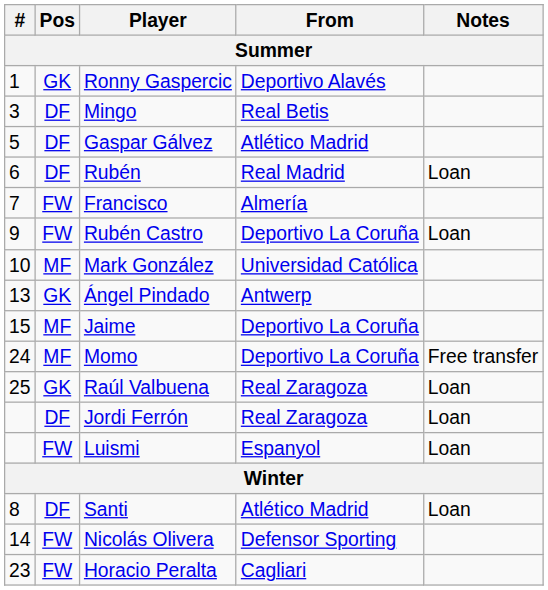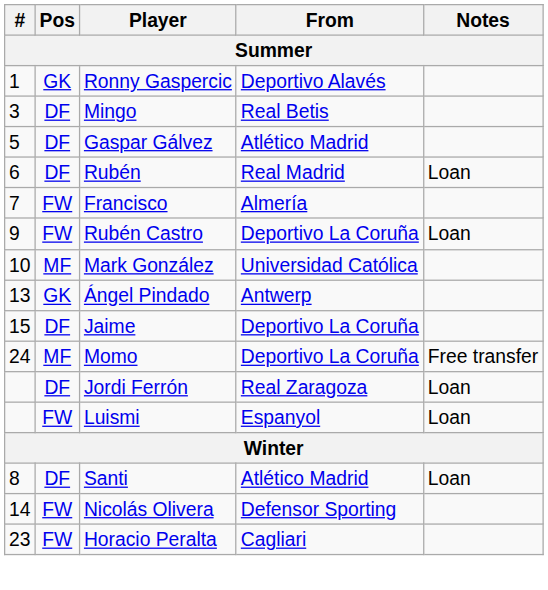(57, 326) MF -> (57, 326) DF
- row: (146, 387)
